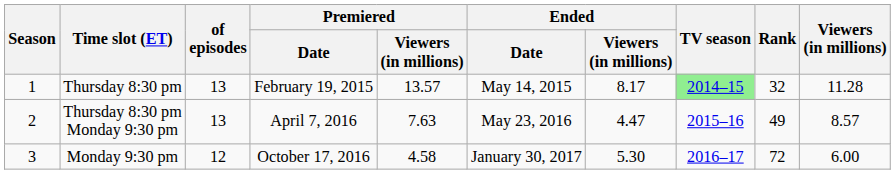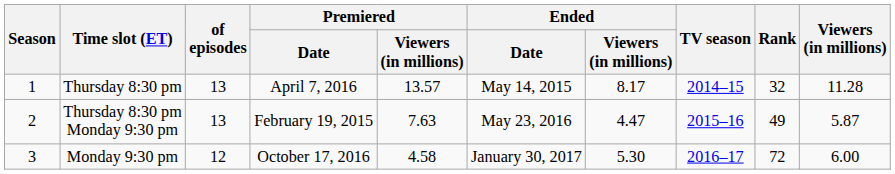(314, 86) February 19, 2015 -> (314, 86) April 7, 2016
(715, 86) lightgreen background -> (715, 86) no background
(314, 121) April 7, 2016 -> (314, 121) February 19, 2015
(845, 121) 8.57 -> (845, 121) 5.87
